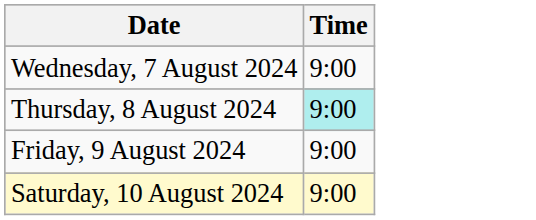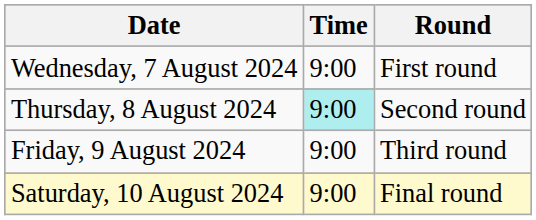+ column: (453, 25)
